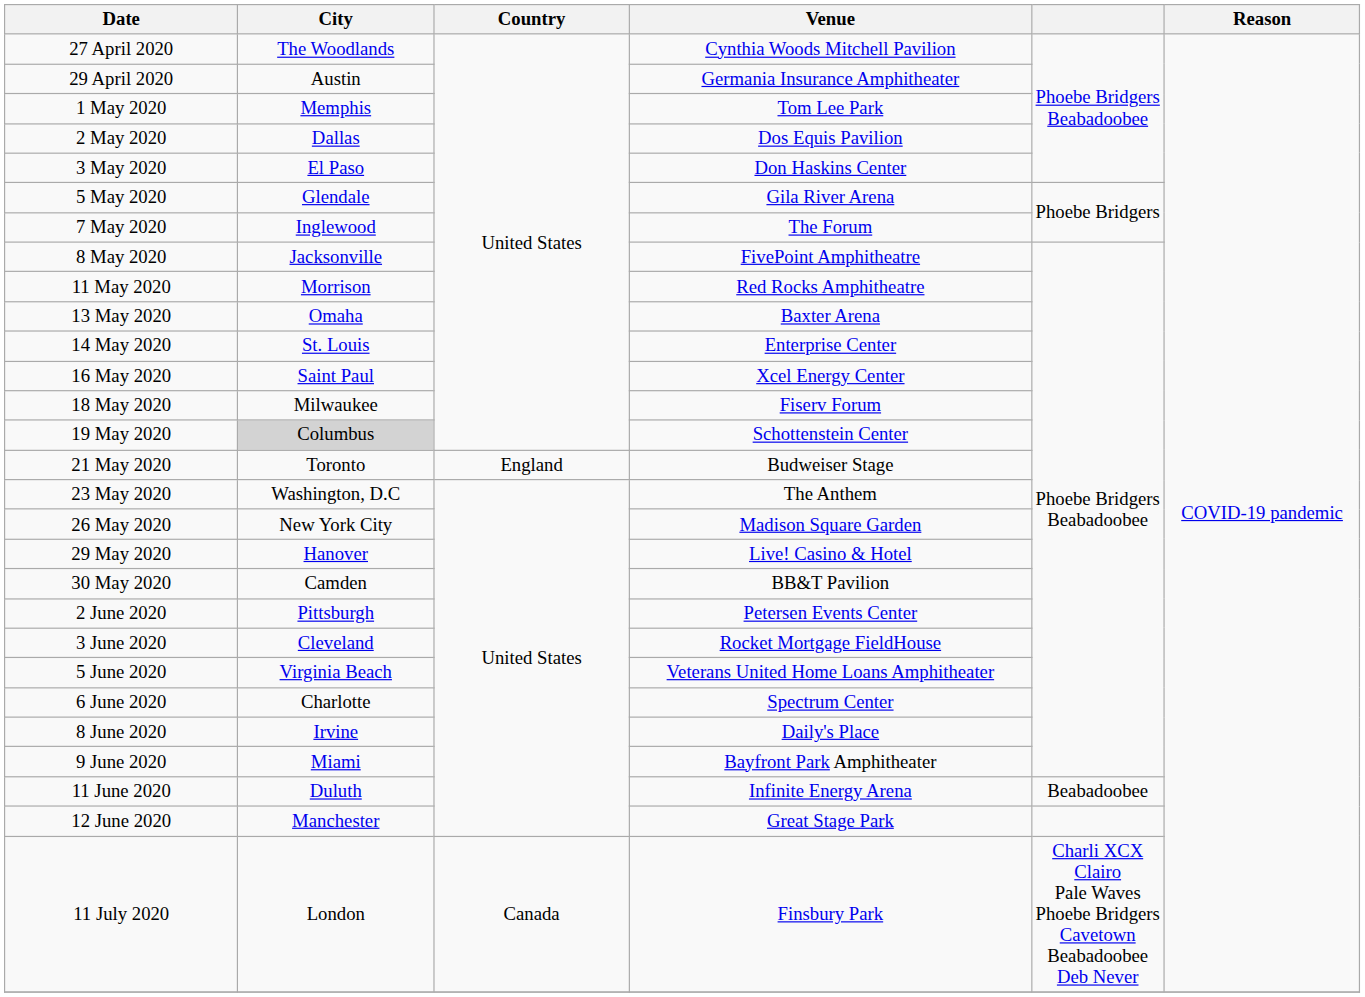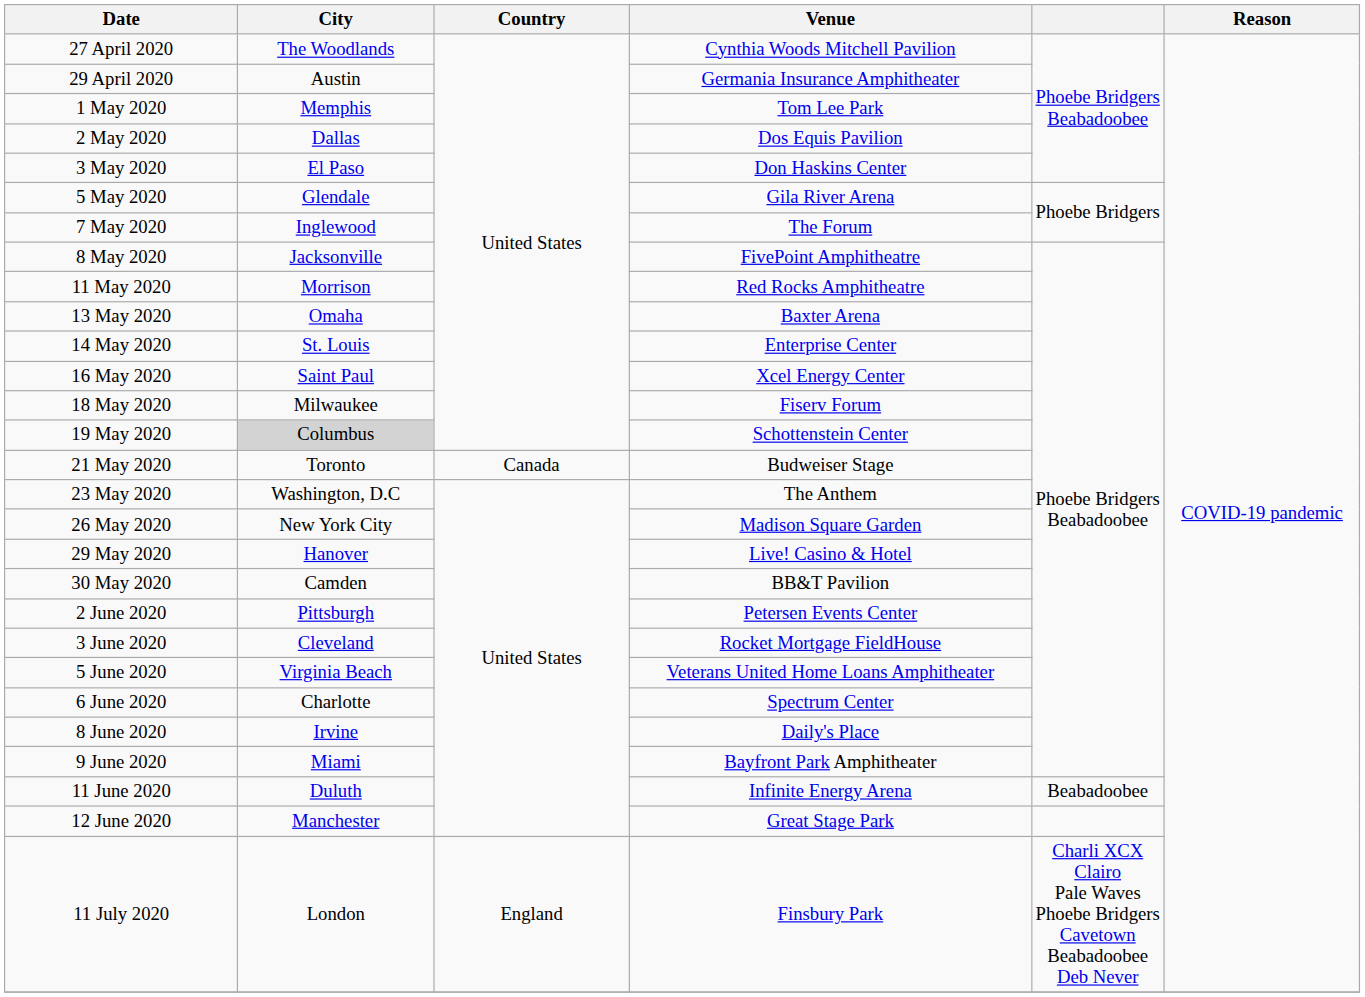(532, 464) England -> (532, 464) Canada
(532, 913) Canada -> (532, 913) England
